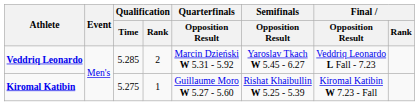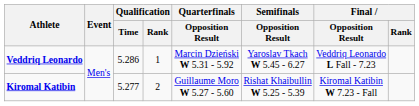(128, 60) 5.285 -> (128, 60) 5.286
(158, 60) 2 -> (158, 60) 1
(128, 87) 5.275 -> (128, 87) 5.277
(158, 87) 1 -> (158, 87) 2
